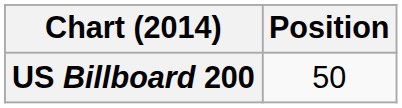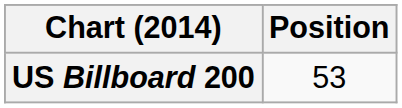(329, 77) 50 -> (329, 77) 53
